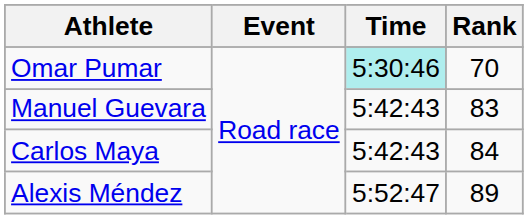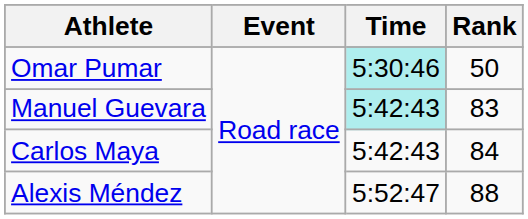(484, 68) 70 -> (484, 68) 50
(396, 109) no background -> (396, 109) paleturquoise background
(484, 193) 89 -> (484, 193) 88
